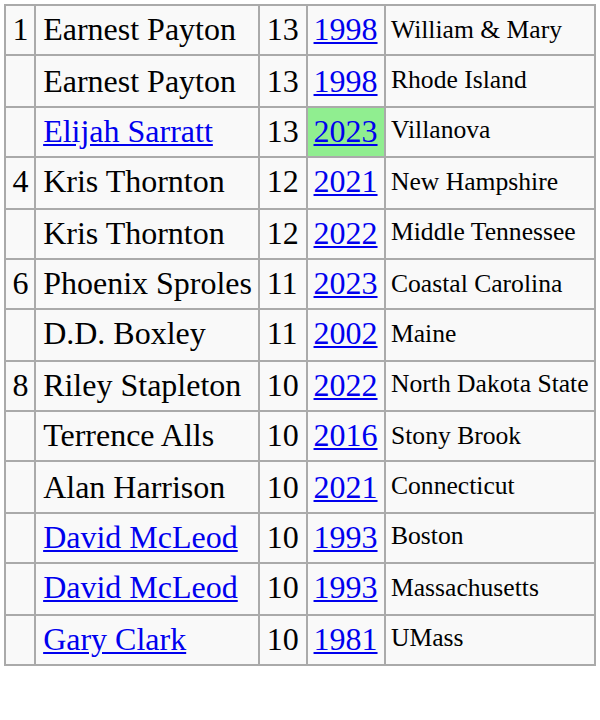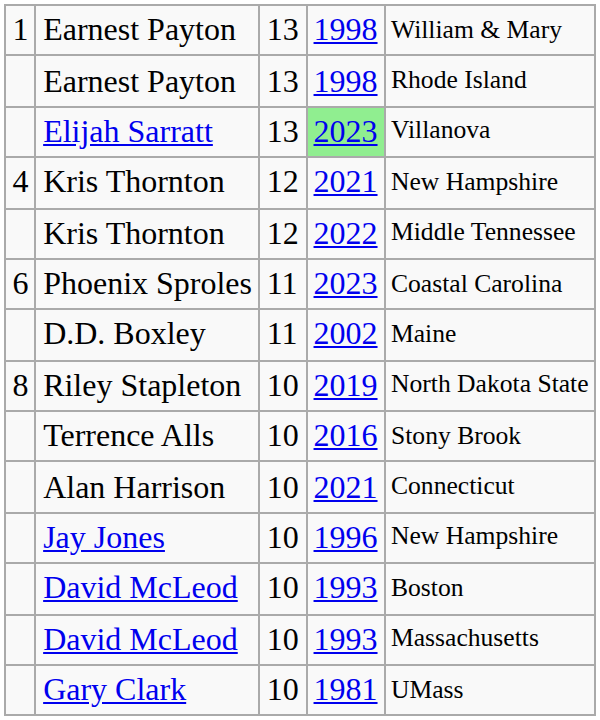(346, 385) 2022 -> (346, 385) 2019
+ row: (20, 538)
